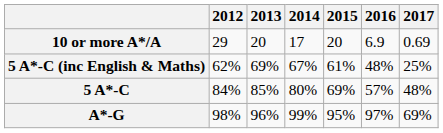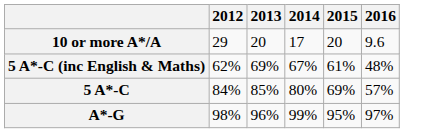- column: (419, 16)
(375, 41) 6.9 -> (375, 41) 9.6
